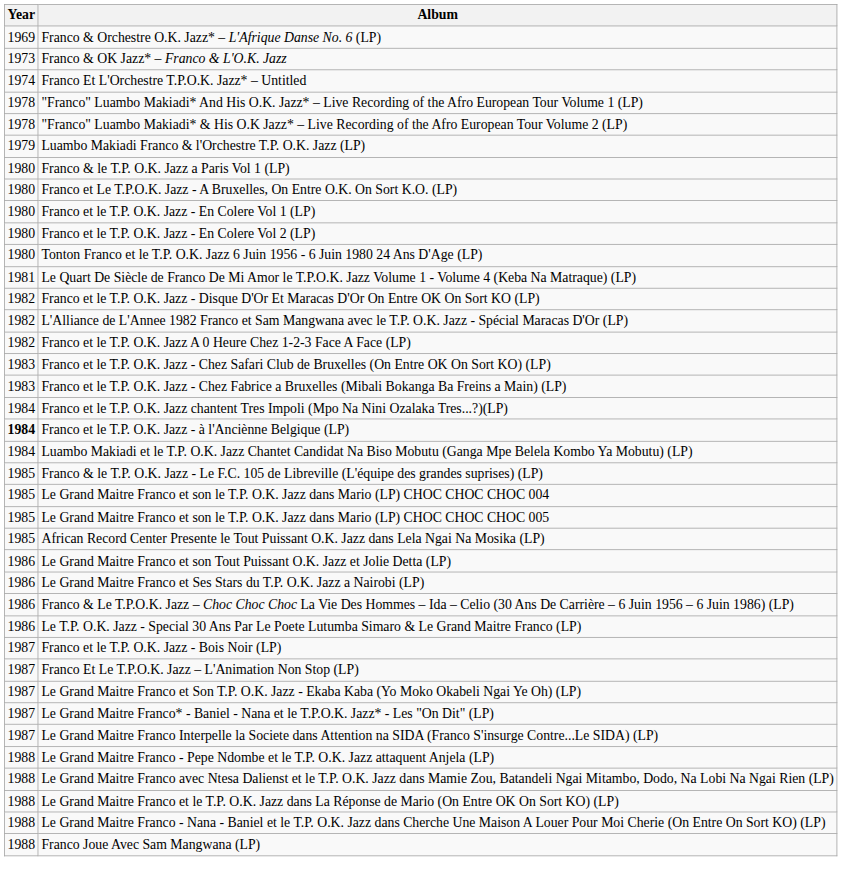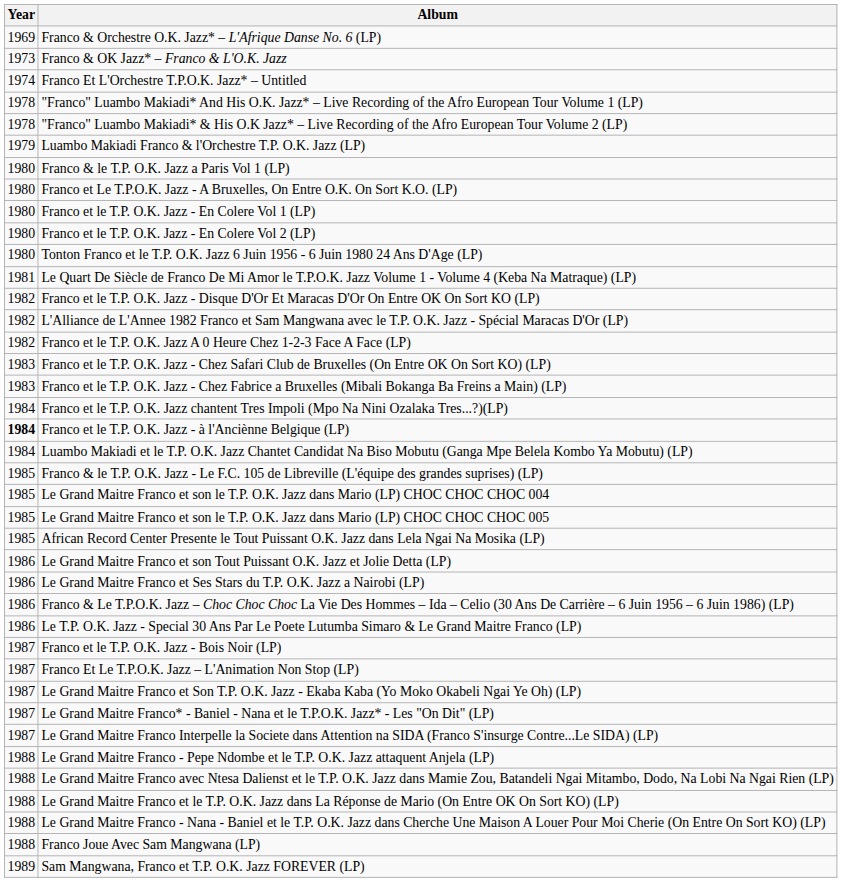+ row: (203, 866)
